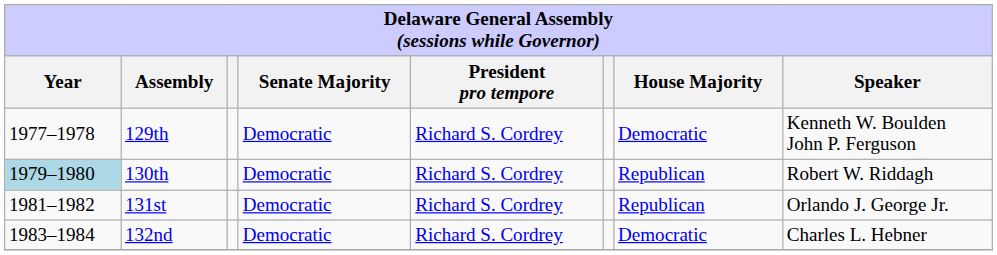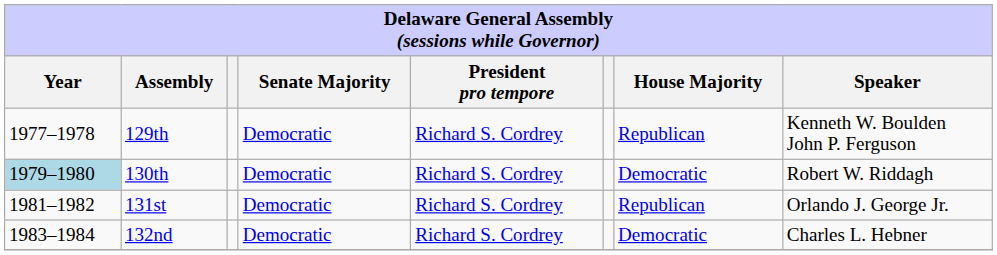(662, 133) Democratic -> (661, 133) Republican
(661, 174) Republican -> (662, 174) Democratic
